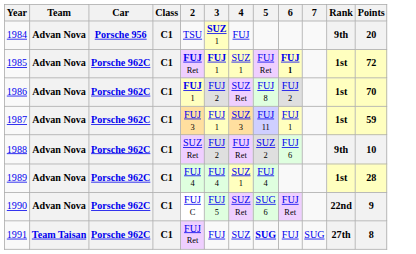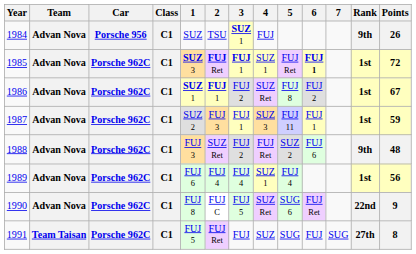+ column: (193, 12)
(371, 35) 20 -> (395, 35) 26
(371, 92) 70 -> (395, 92) 67
(371, 149) 10 -> (395, 149) 48
(371, 177) 28 -> (395, 177) 56
(266, 234) bold -> (290, 234) normal
